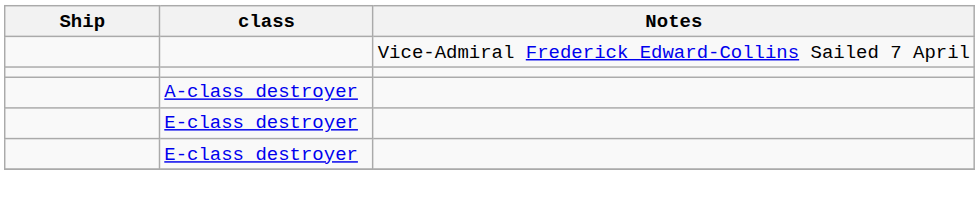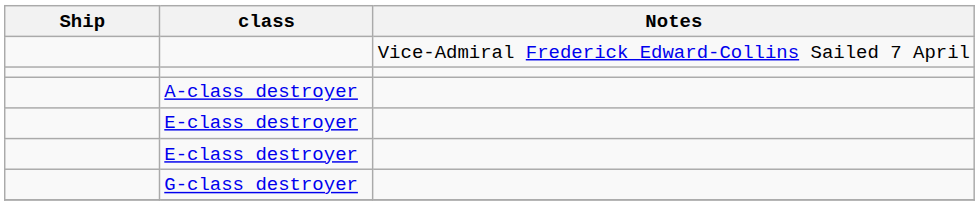+ row: (261, 185)
